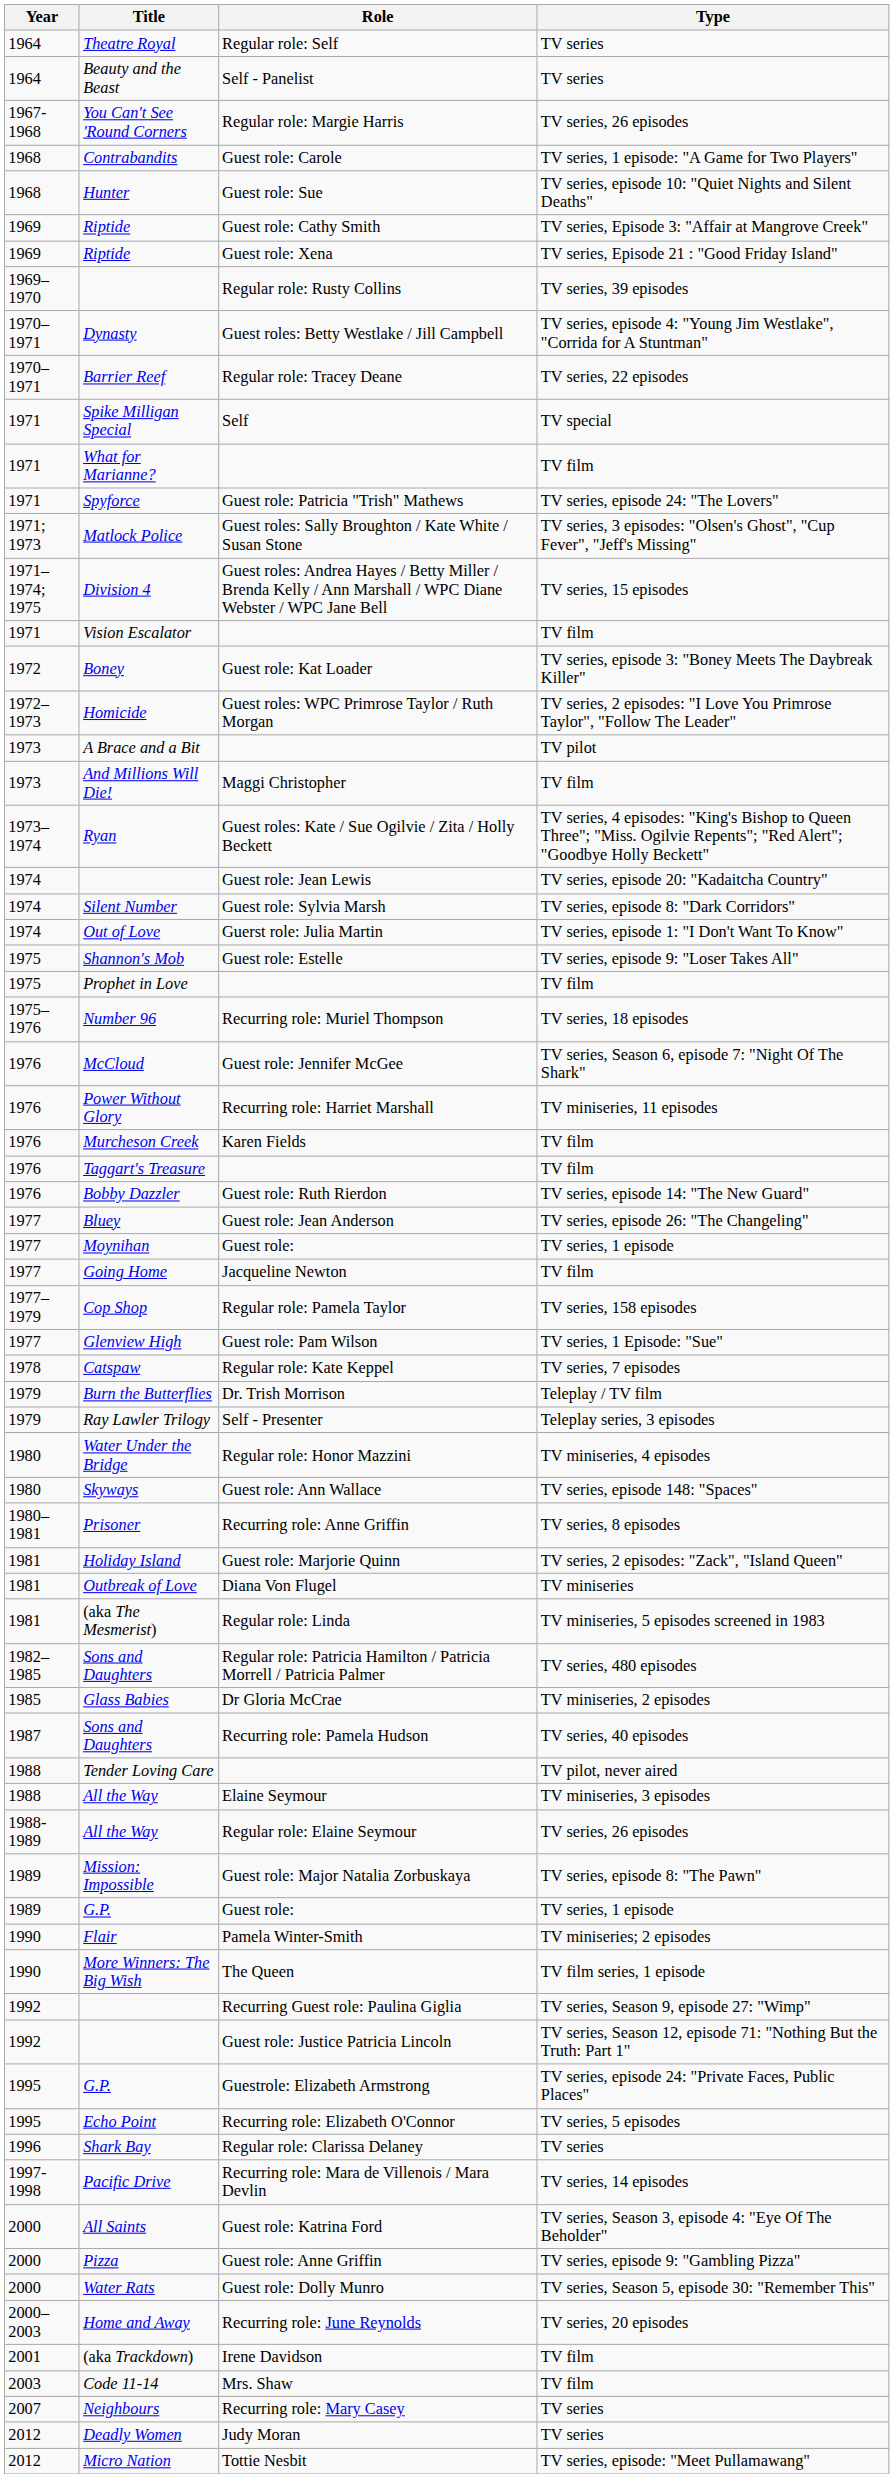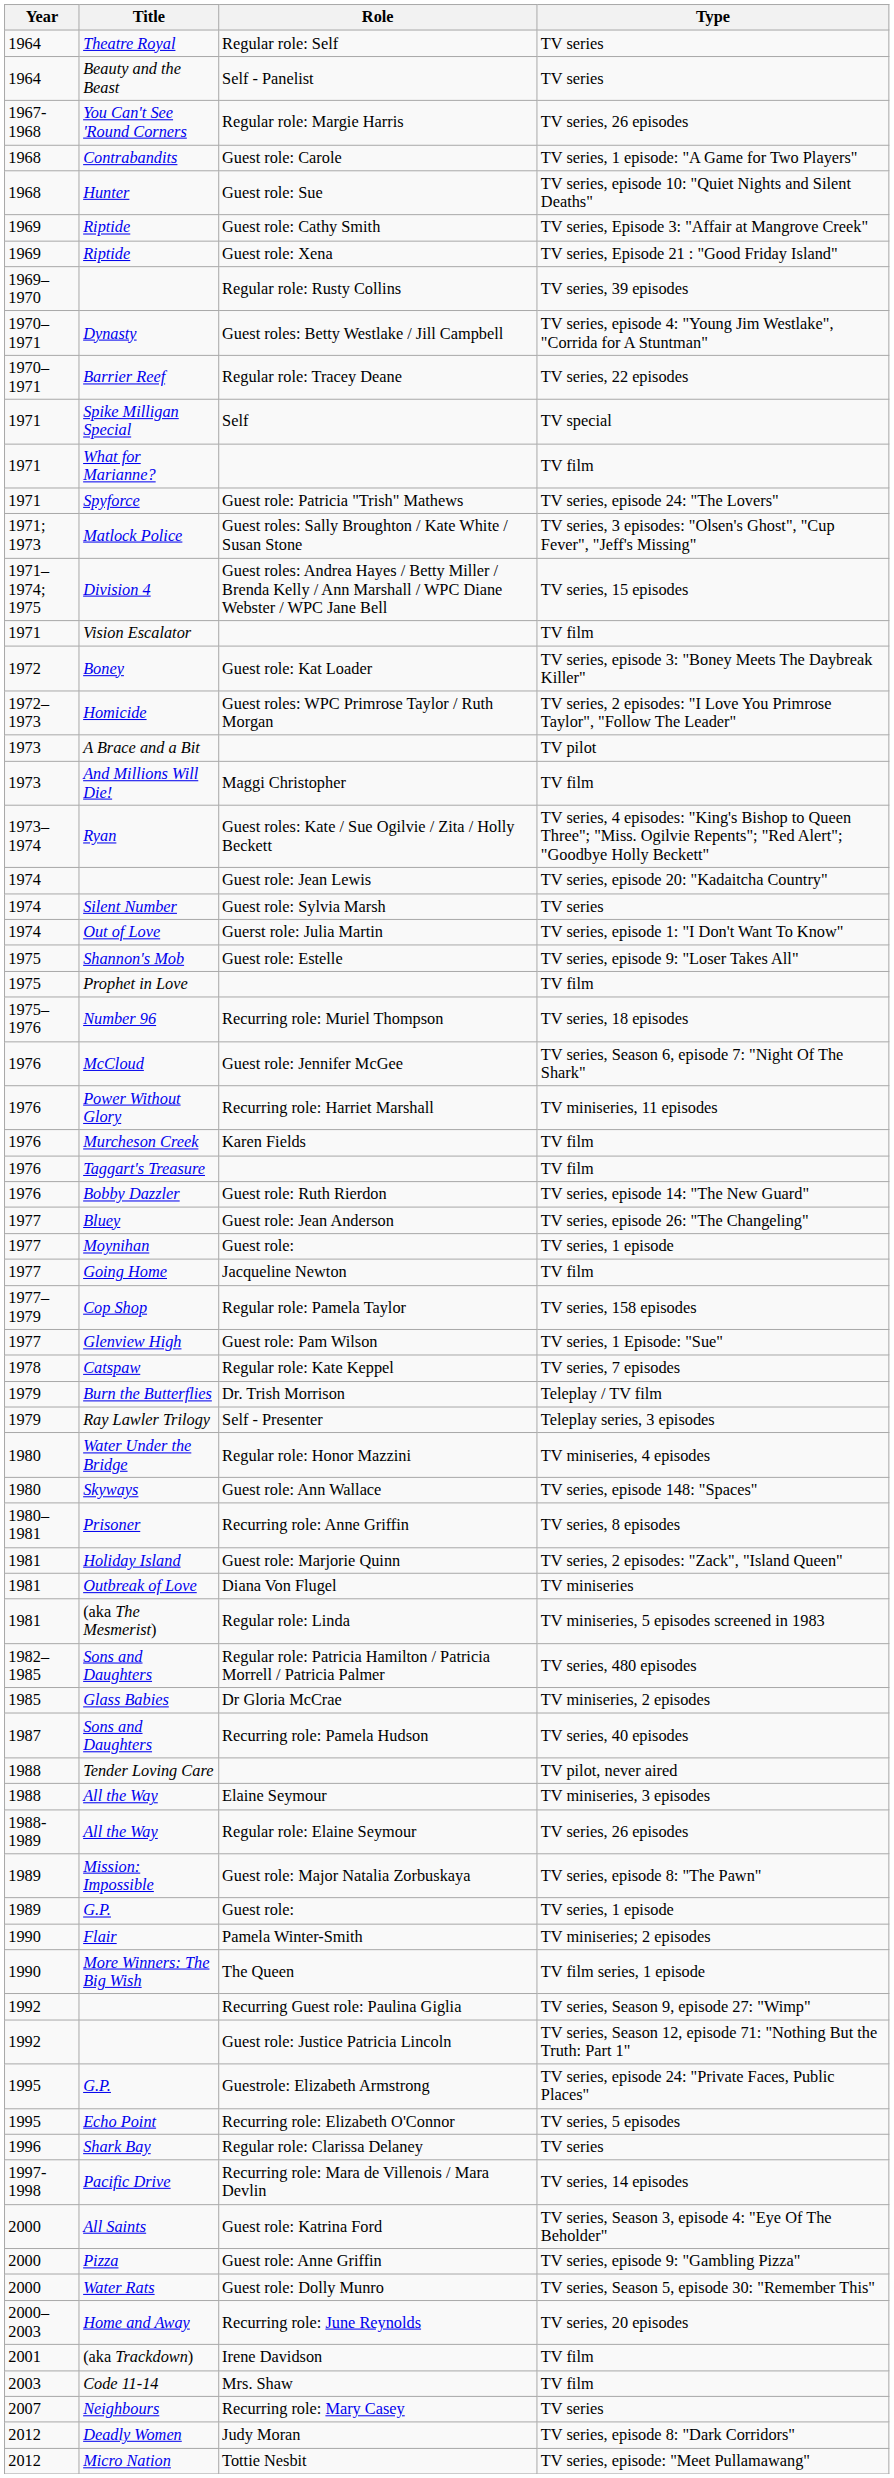(668, 906) TV series, episode 8: "Dark Corridors" -> (572, 906) TV series
(572, 2435) TV series -> (668, 2435) TV series, episode 8: "Dark Corridors"
